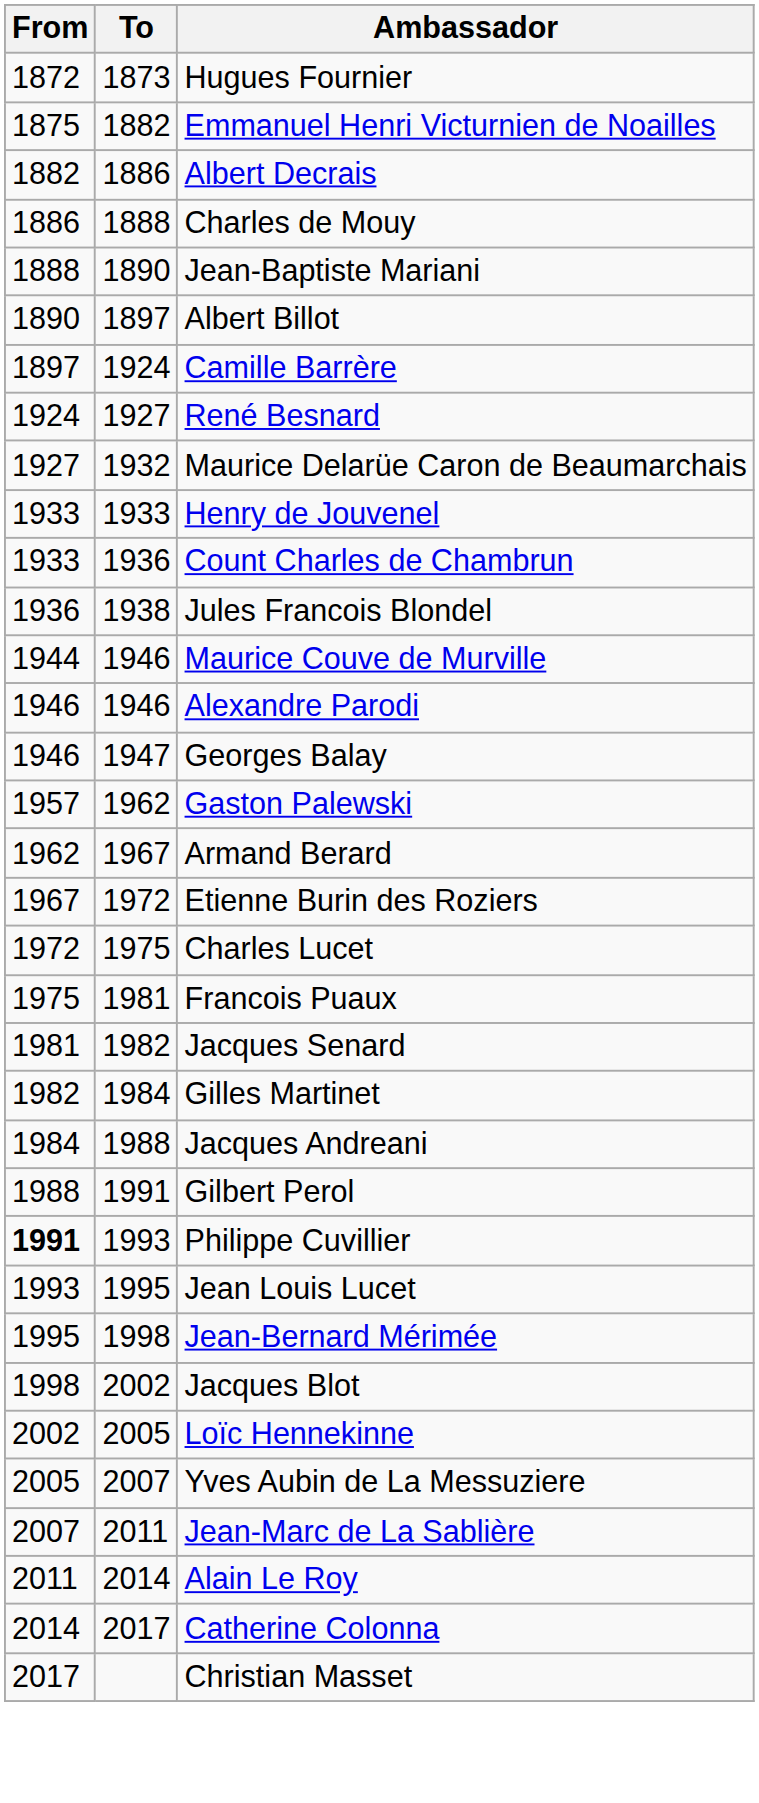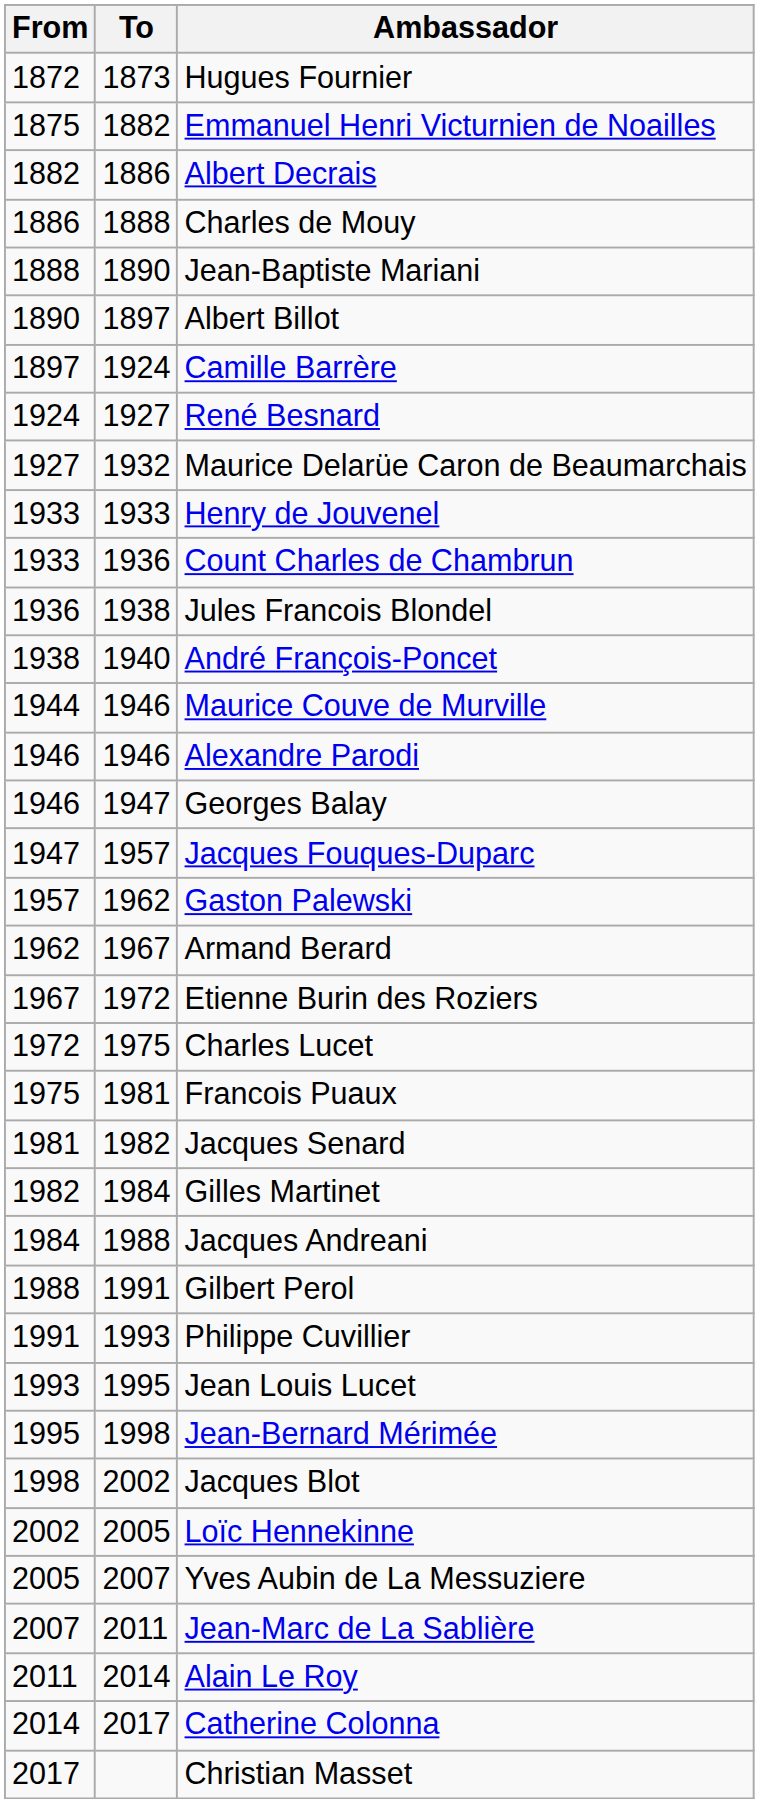+ row: (341, 658)
+ row: (360, 852)
(46, 1240) bold -> (46, 1337) normal
